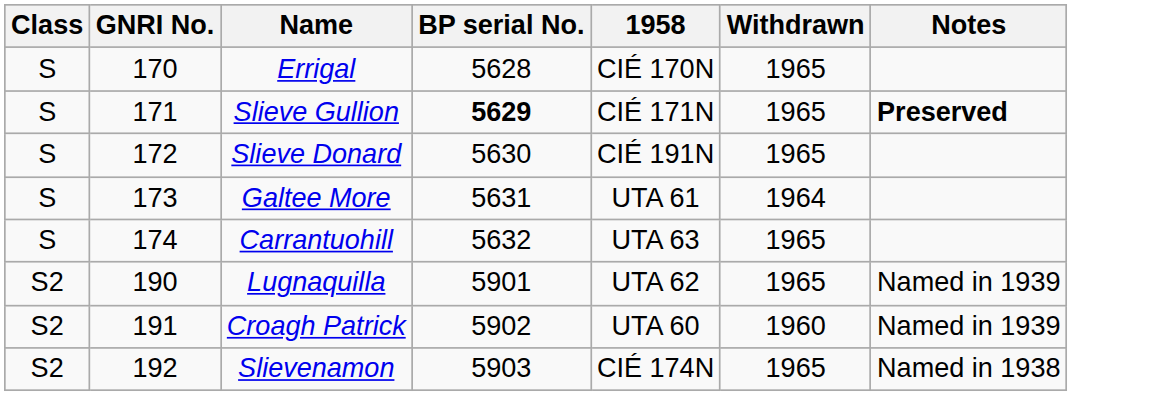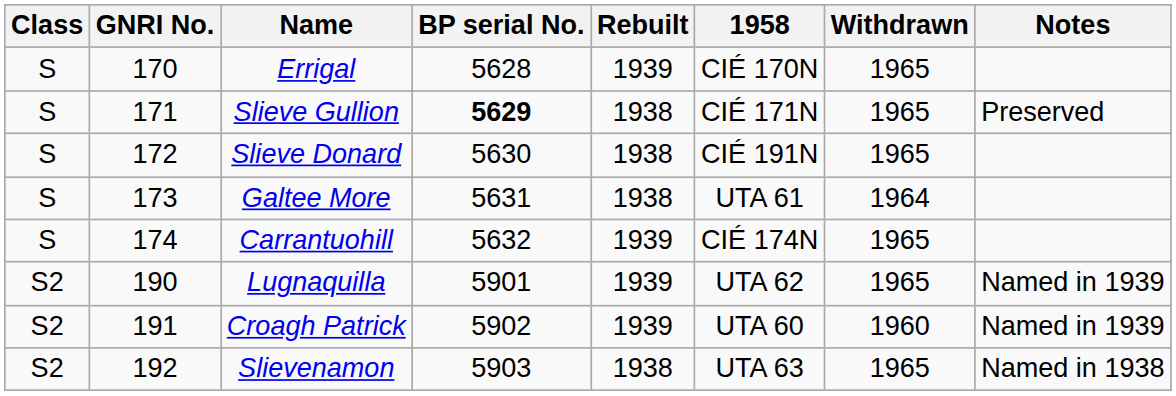+ column: (643, 25)
(942, 111) bold -> (1043, 111) normal
(656, 240) UTA 63 -> (760, 240) CIÉ 174N
(656, 369) CIÉ 174N -> (760, 369) UTA 63
